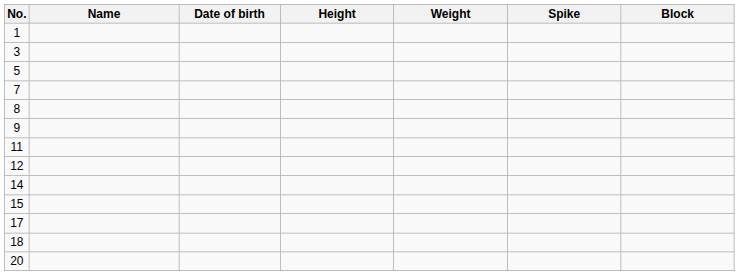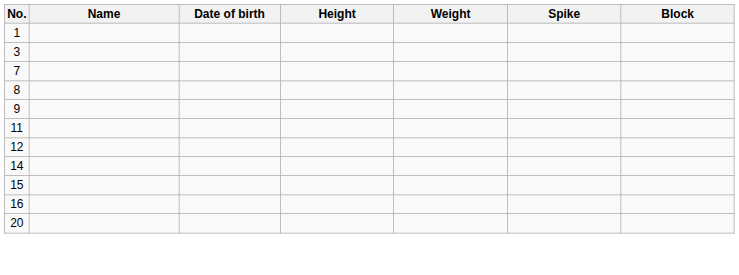- row: (17, 71)
+ row: (17, 204)
- row: (17, 223)
- row: (17, 242)
